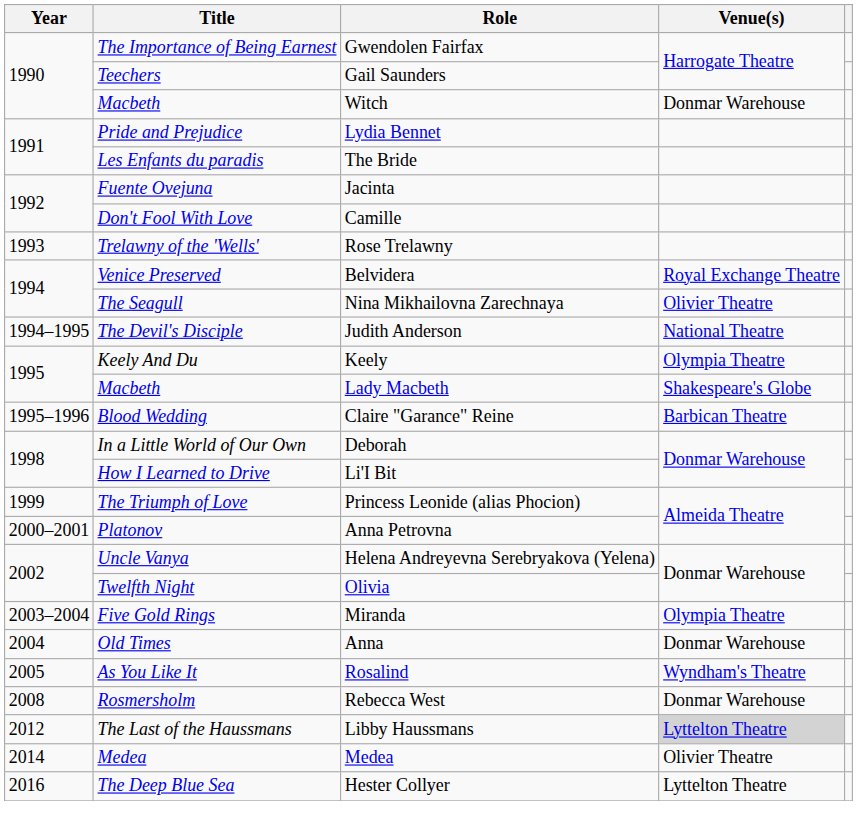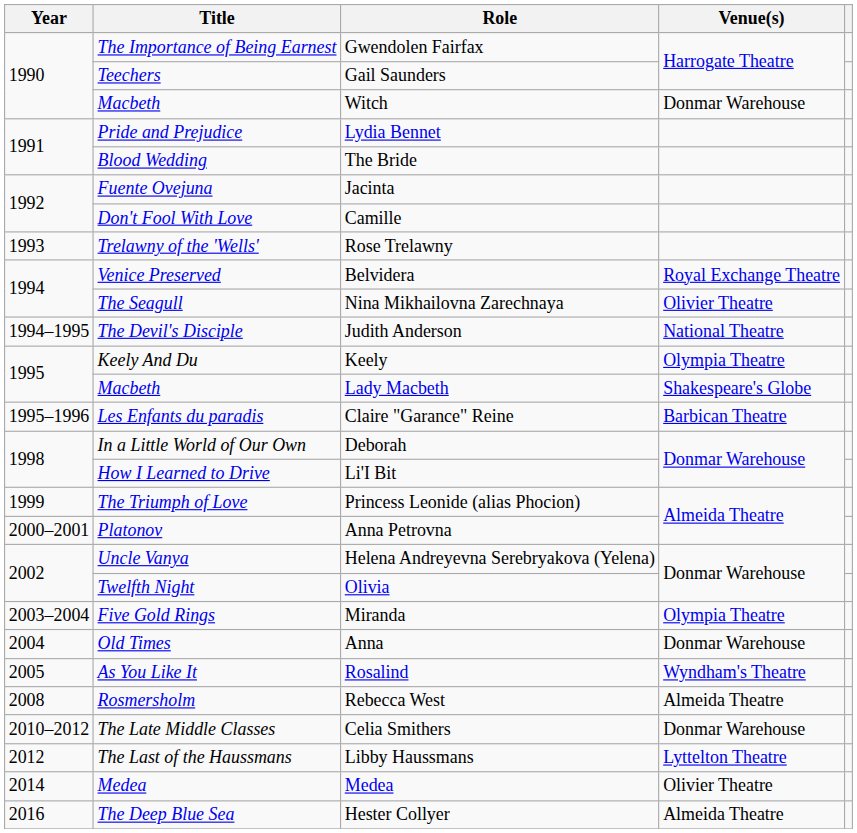(180, 160) Les Enfants du paradis -> (152, 160) Blood Wedding
(152, 416) Blood Wedding -> (180, 416) Les Enfants du paradis
(734, 700) Donmar Warehouse -> (723, 700) Almeida Theatre
+ row: (398, 729)
(725, 729) lightgrey background -> (725, 757) no background
(725, 786) Lyttelton Theatre -> (723, 814) Almeida Theatre
